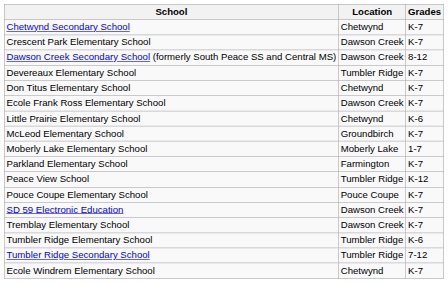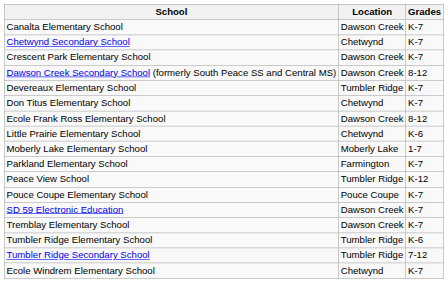+ row: (65, 27)
(416, 103) K-7 -> (418, 118) 8-12
- row: (65, 133)
